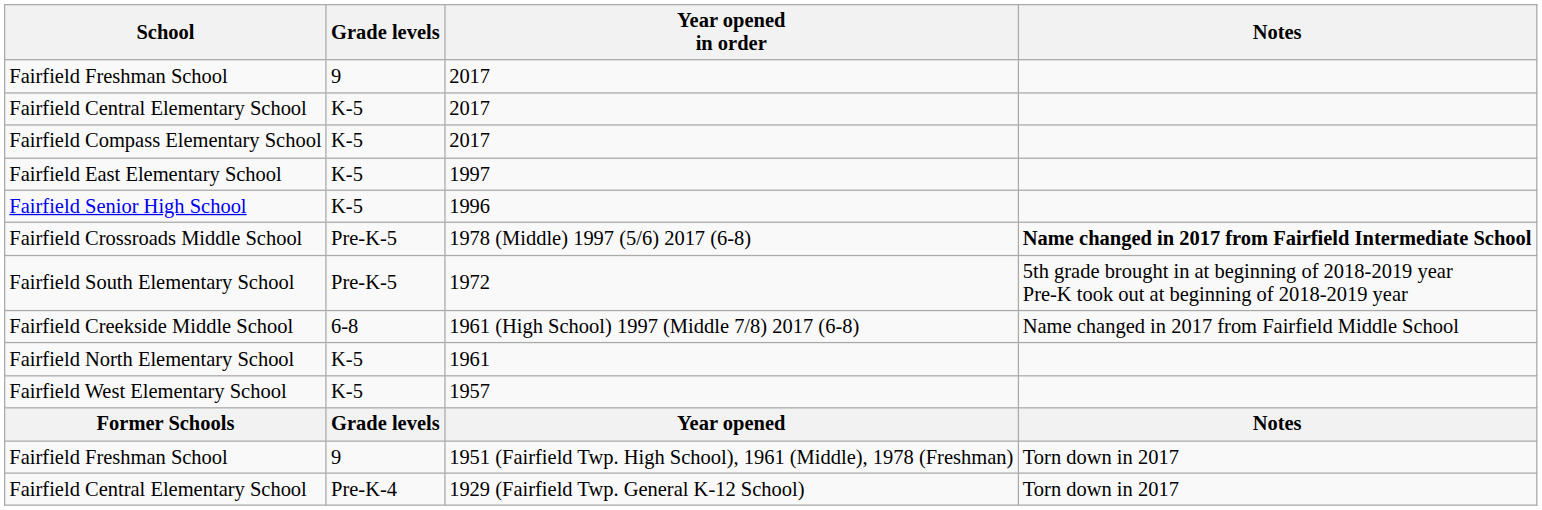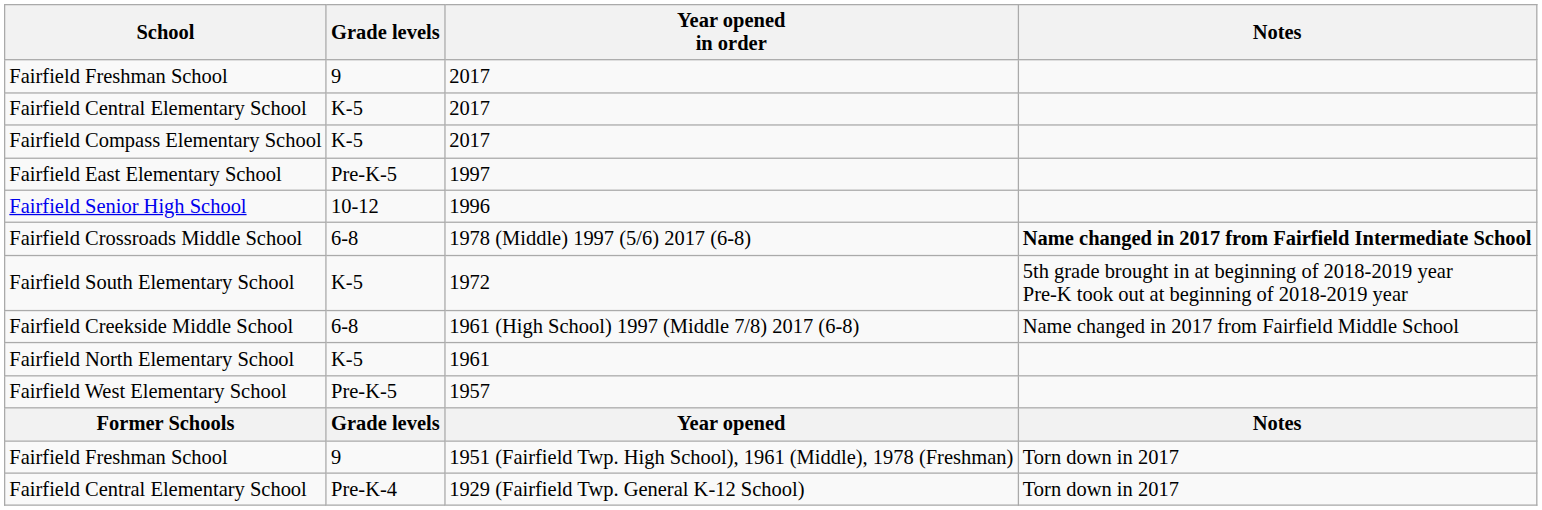(347, 173) K-5 -> (364, 173) Pre-K-5
(347, 206) K-5 -> (355, 206) 10-12
(364, 238) Pre-K-5 -> (345, 238) 6-8
(364, 282) Pre-K-5 -> (347, 282) K-5
(347, 391) K-5 -> (364, 391) Pre-K-5
